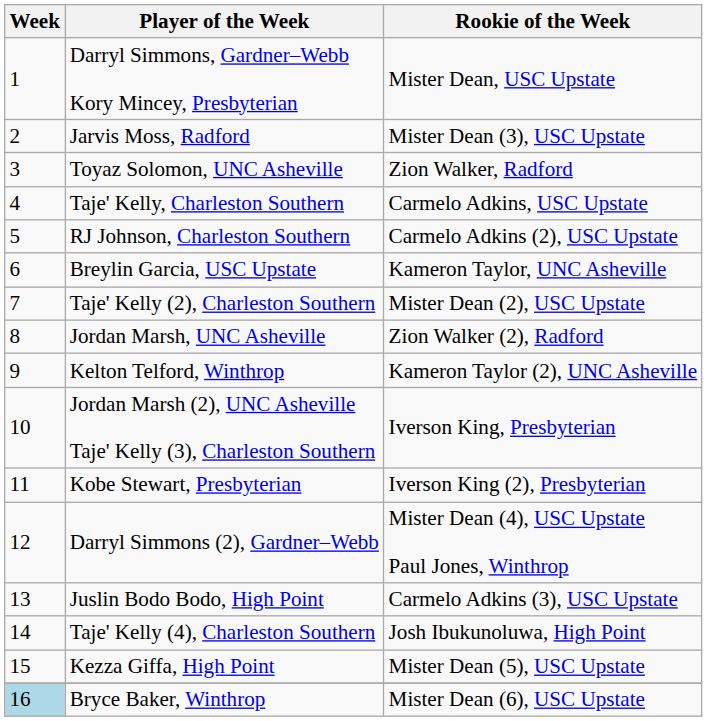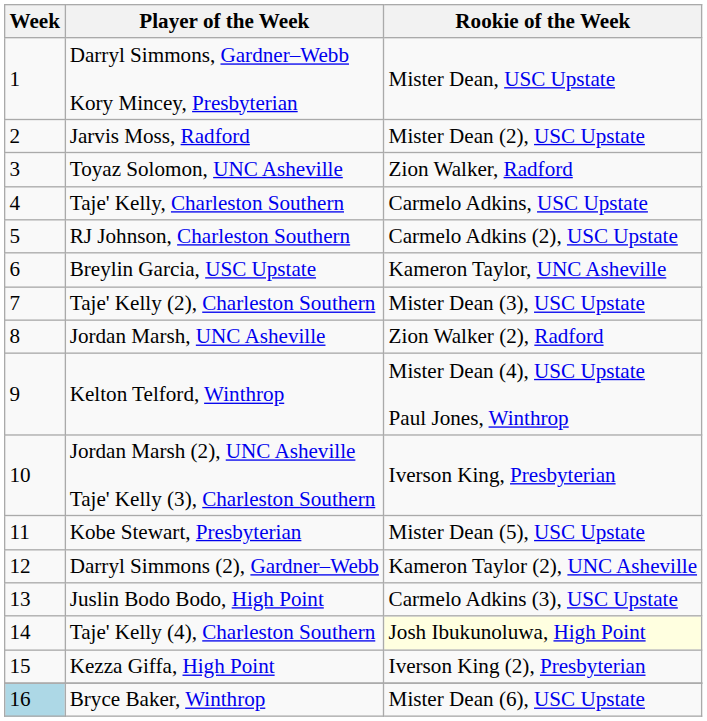(517, 135) Mister Dean (3), USC Upstate -> (517, 135) Mister Dean (2), USC Upstate
(517, 303) Mister Dean (2), USC Upstate -> (517, 303) Mister Dean (3), USC Upstate
(543, 370) Kameron Taylor (2), UNC Asheville -> (517, 393) Mister Dean (4), USC Upstate Paul Jones, Winthrop
(517, 484) Iverson King (2), Presbyterian -> (517, 532) Mister Dean (5), USC Upstate
(517, 541) Mister Dean (4), USC Upstate Paul Jones, Winthrop -> (543, 565) Kameron Taylor (2), UNC Asheville
(517, 632) no background -> (517, 632) lightyellow background
(517, 666) Mister Dean (5), USC Upstate -> (517, 666) Iverson King (2), Presbyterian
